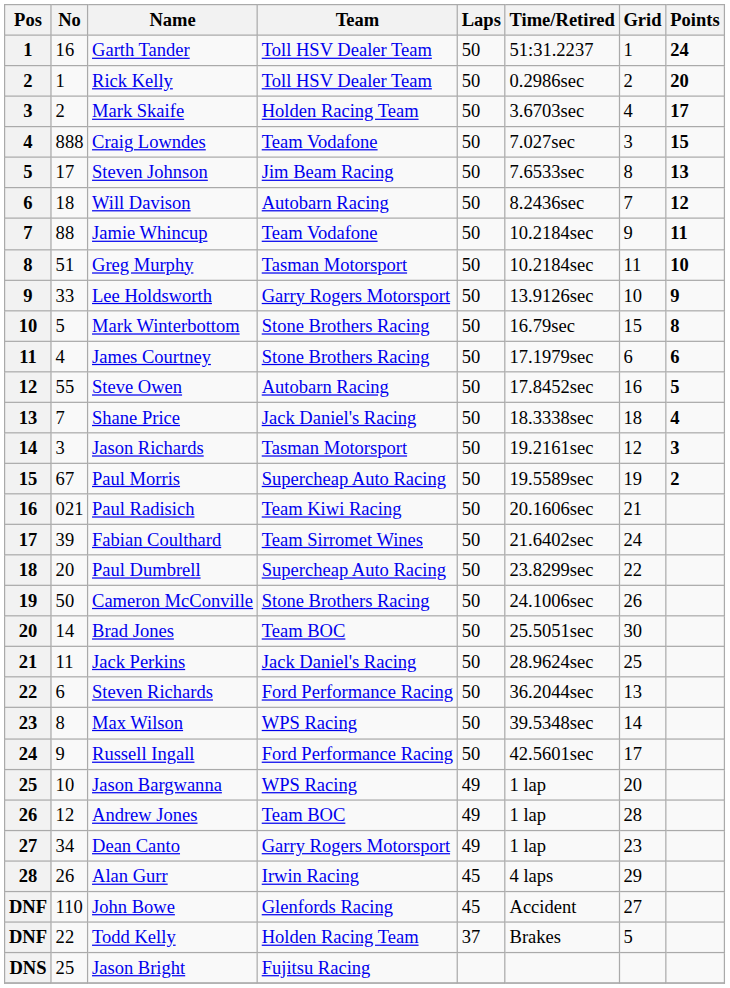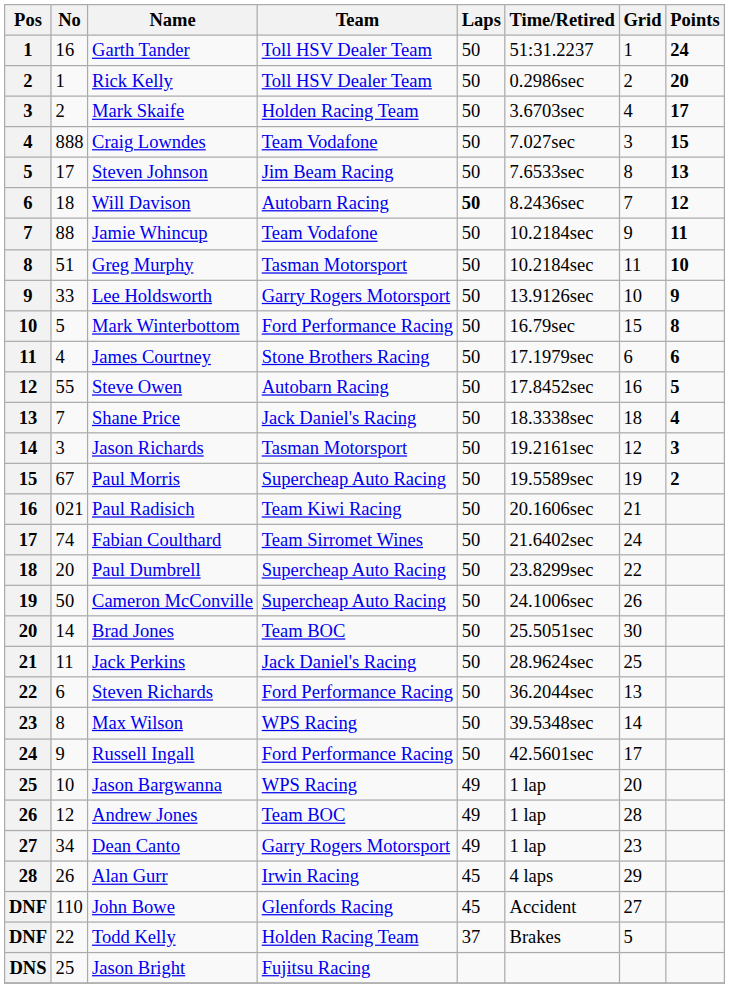(471, 203) normal -> (471, 203) bold
(346, 325) Stone Brothers Racing -> (357, 325) Ford Performance Racing
(65, 539) 39 -> (65, 539) 74
(346, 600) Stone Brothers Racing -> (354, 600) Supercheap Auto Racing
